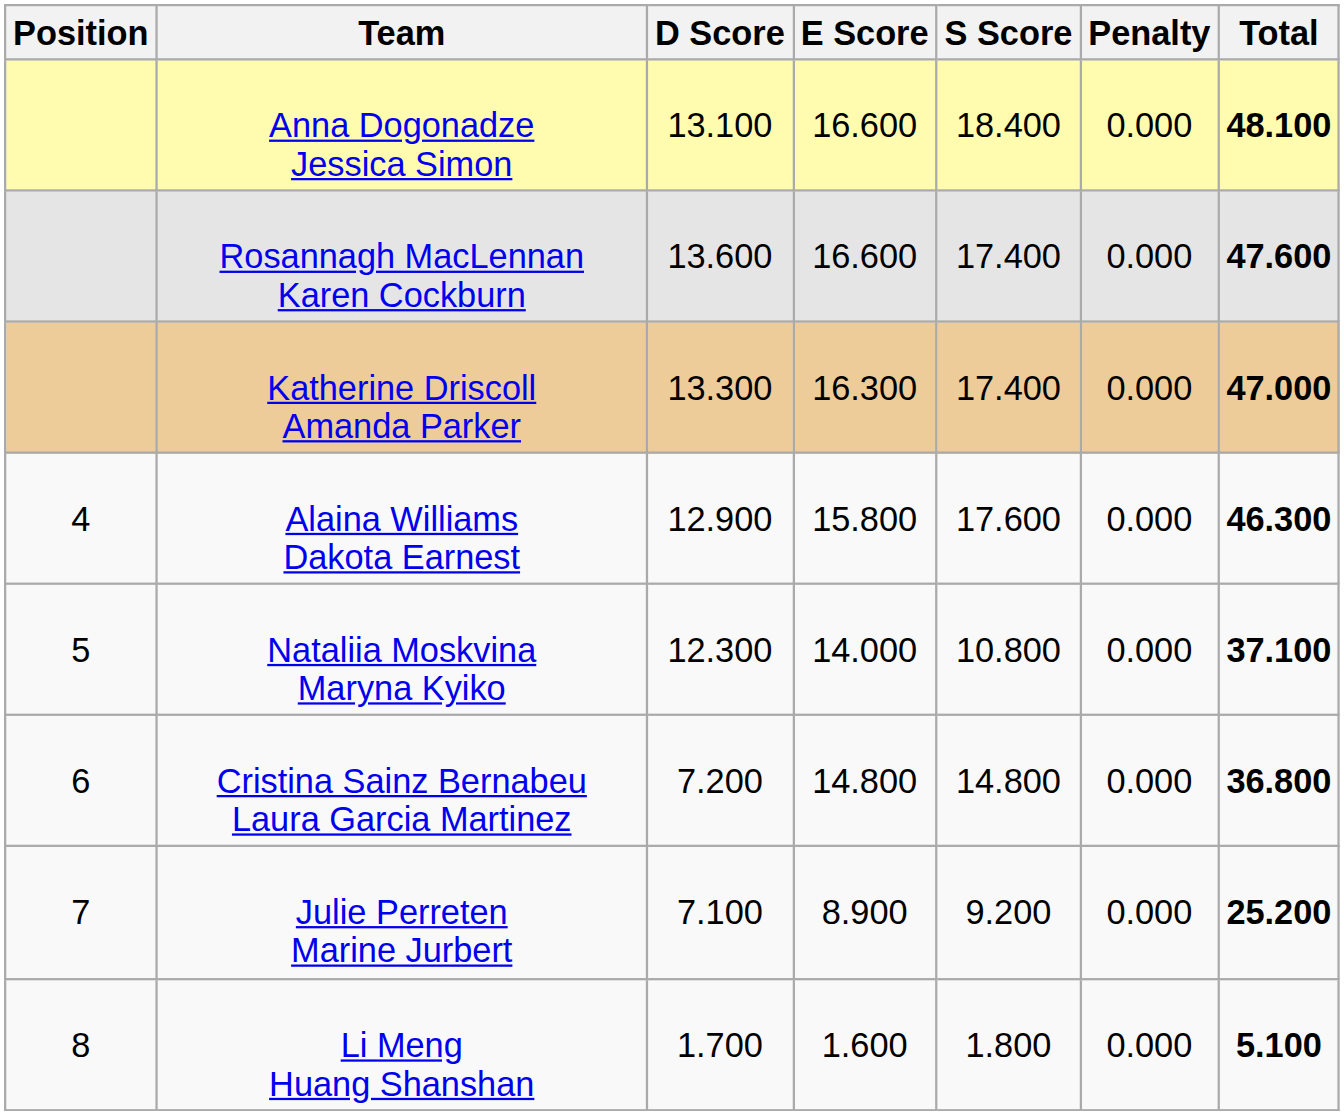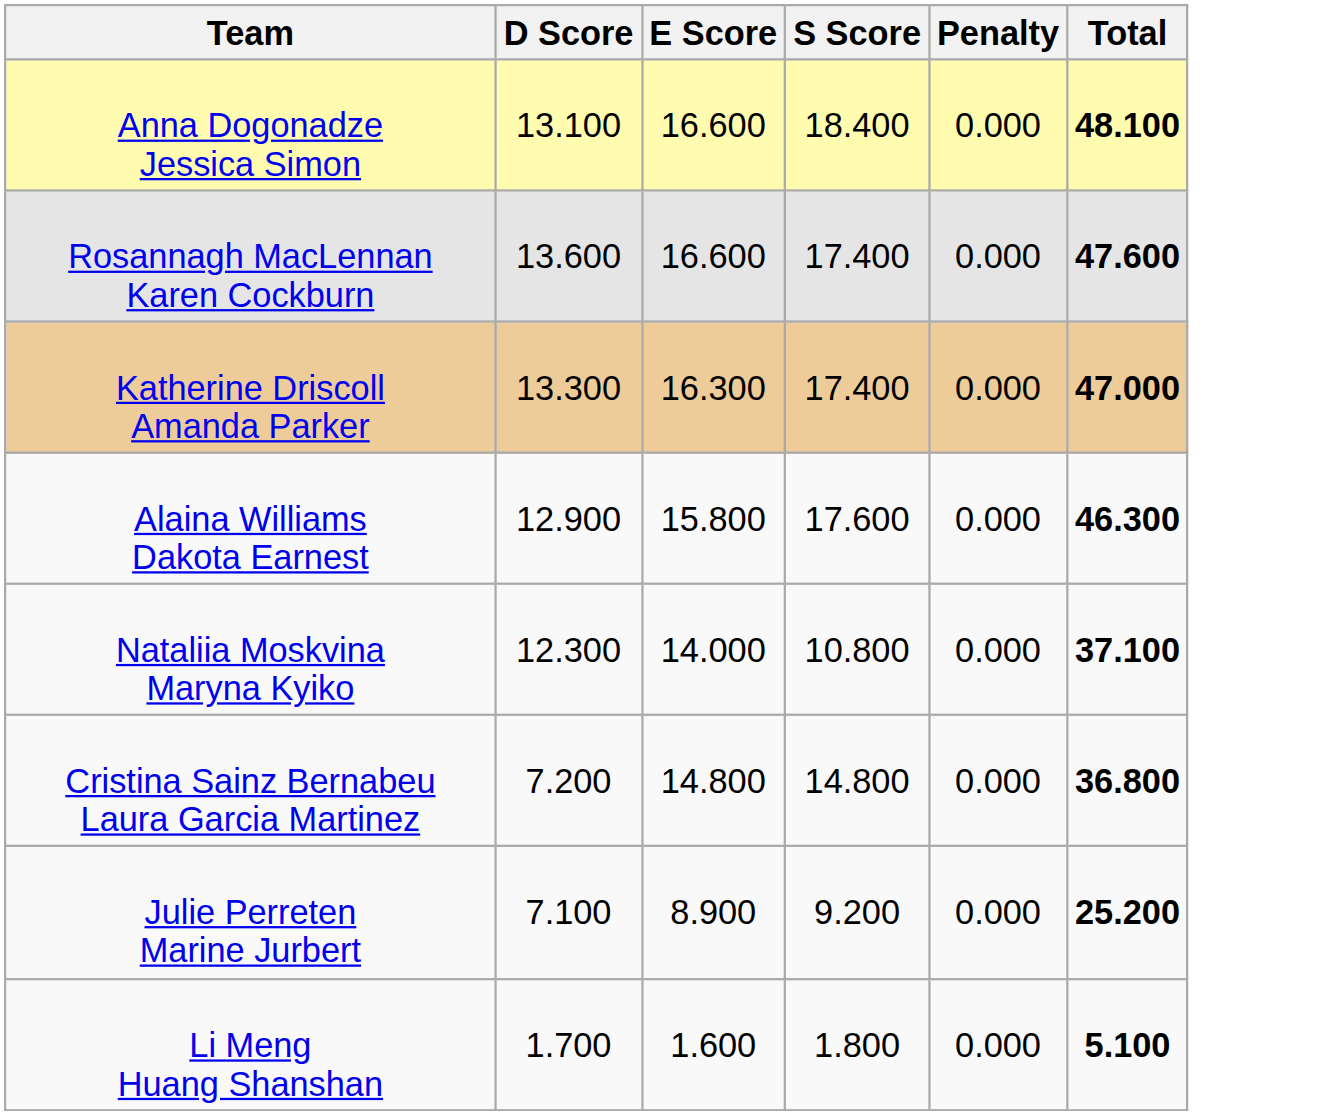- column: (81, 33)
